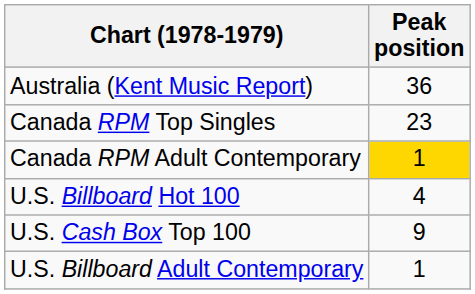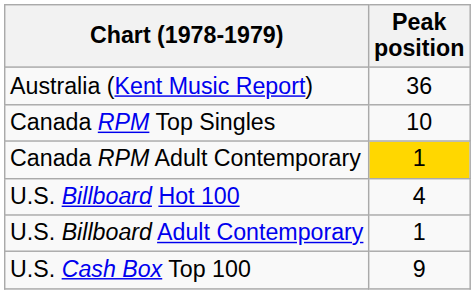(419, 122) 23 -> (419, 122) 10
rows swapped: (187, 269) <-> (130, 232)
